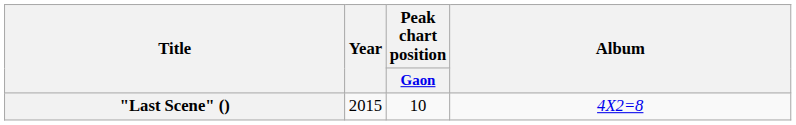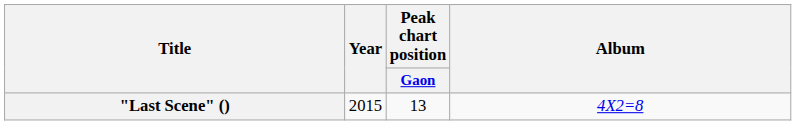(418, 106) 10 -> (418, 106) 13
